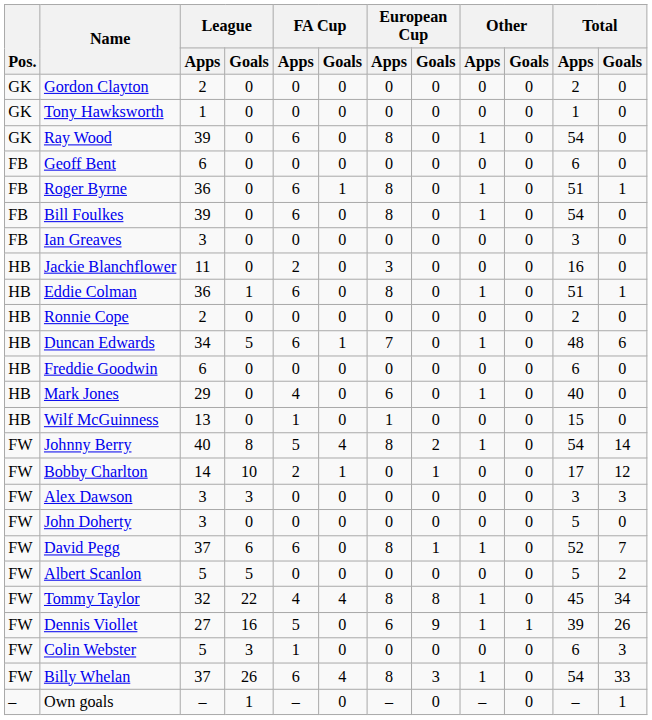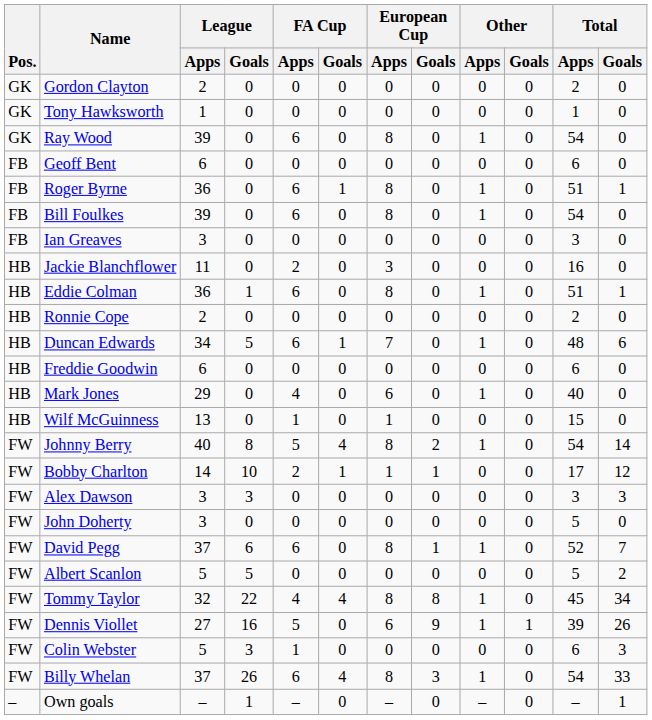(389, 471) 0 -> (389, 471) 1
